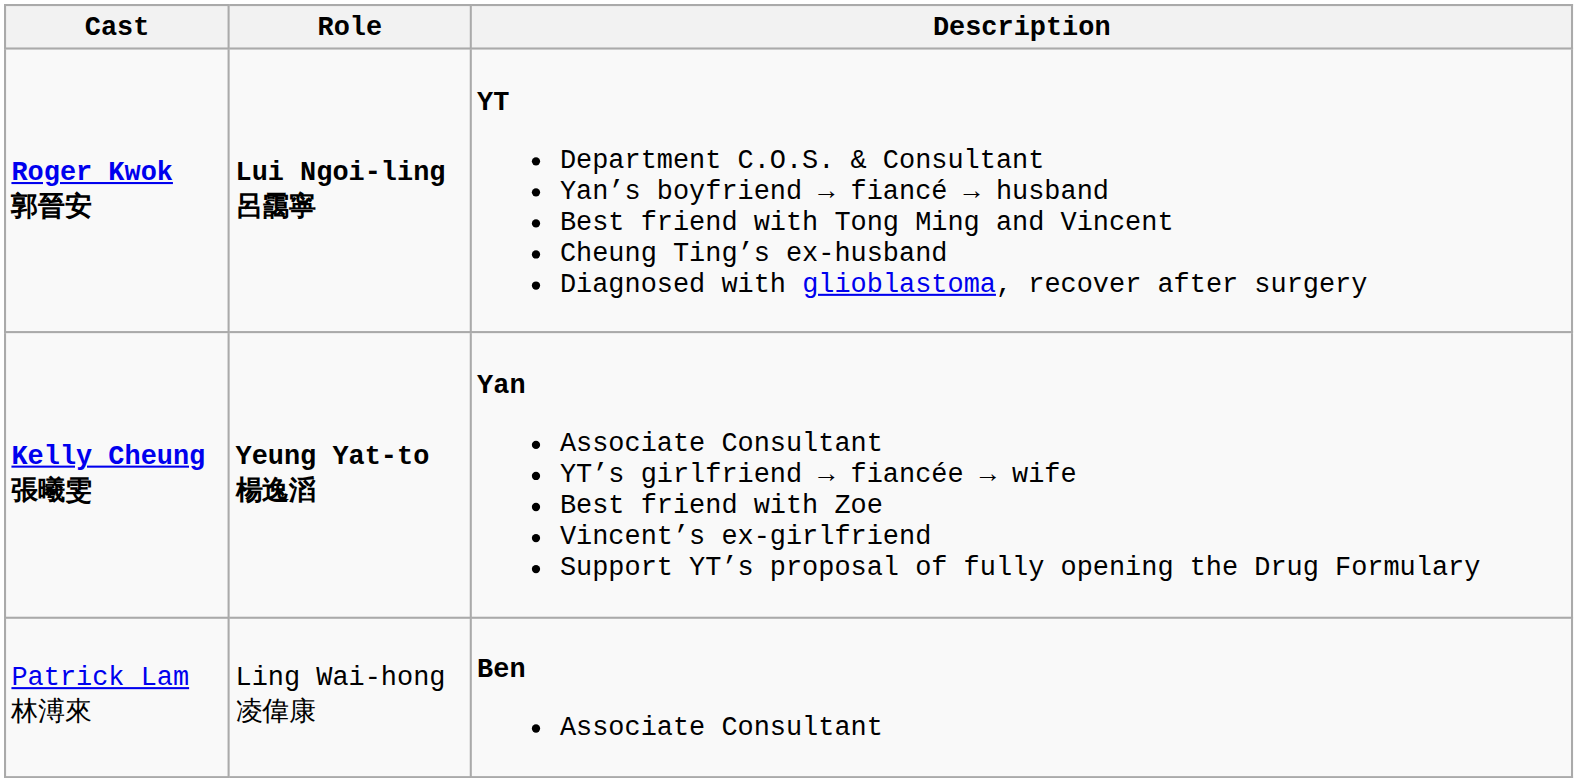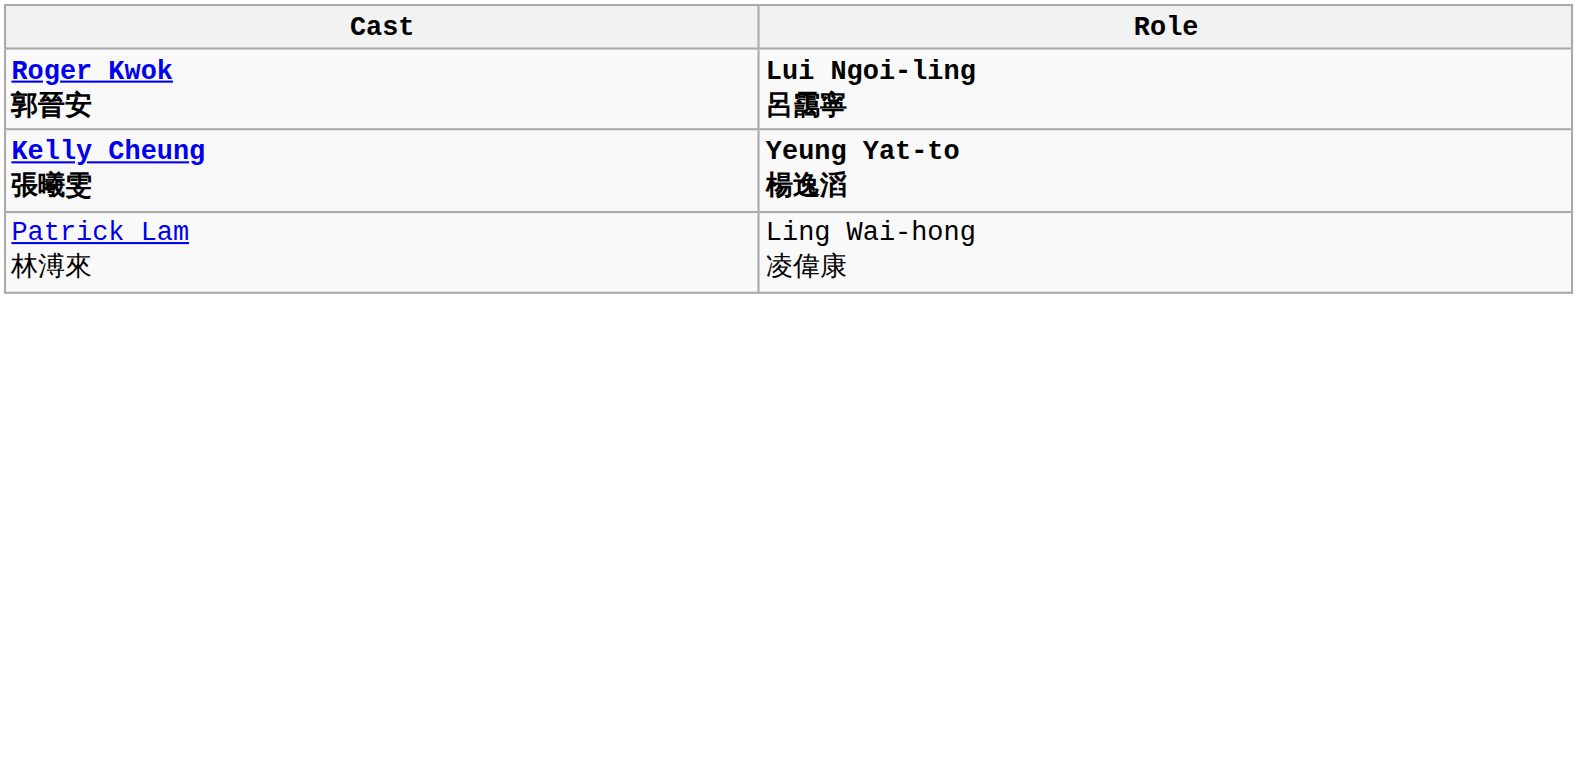- column: (1022, 27)
